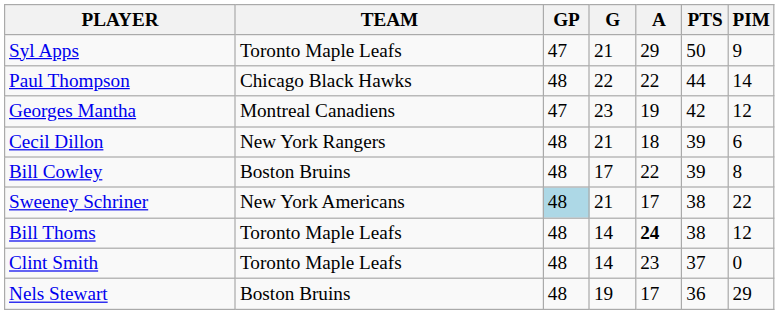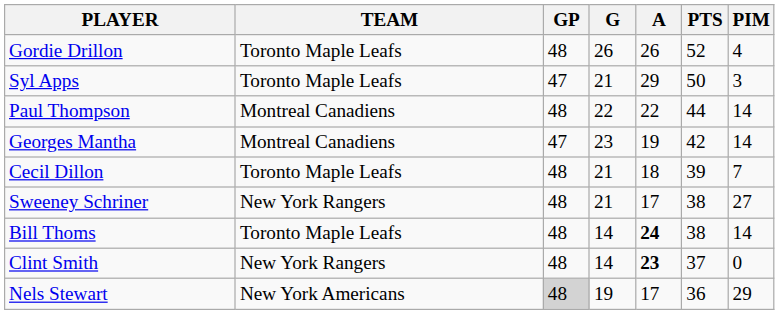+ row: (66, 50)
(737, 50) 9 -> (737, 80) 3
(326, 80) Chicago Black Hawks -> (318, 111) Montreal Canadiens
(742, 111) 12 -> (742, 141) 14
(313, 141) New York Rangers -> (321, 171) Toronto Maple Leafs
(737, 141) 6 -> (737, 171) 7
- row: (56, 171)
(322, 202) New York Americans -> (313, 202) New York Rangers
(557, 202) lightblue background -> (557, 202) no background
(742, 202) 22 -> (742, 202) 27
(742, 232) 12 -> (742, 232) 14
(321, 263) Toronto Maple Leafs -> (313, 263) New York Rangers
(650, 263) normal -> (650, 263) bold
(295, 293) Boston Bruins -> (322, 293) New York Americans
(557, 293) no background -> (557, 293) lightgrey background
